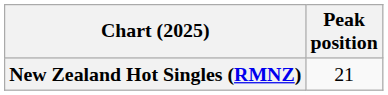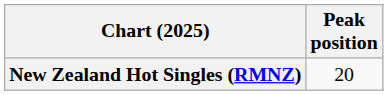(344, 74) 21 -> (344, 74) 20
